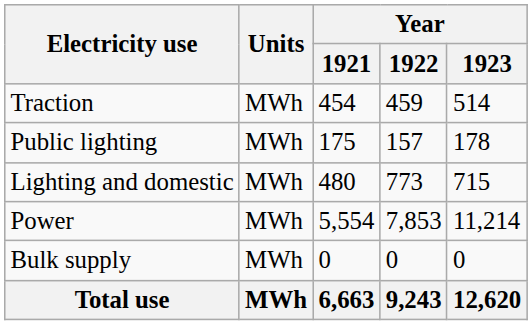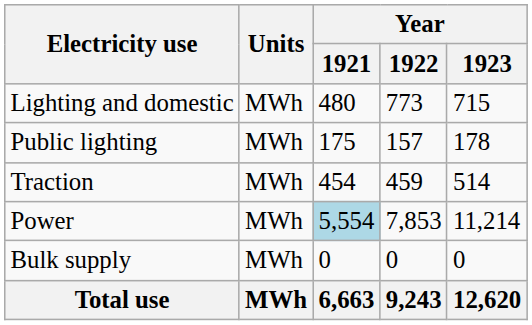rows swapped: (122, 181) <-> (52, 102)
(346, 220) no background -> (346, 220) lightblue background
